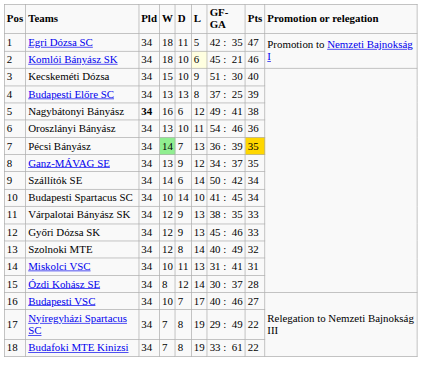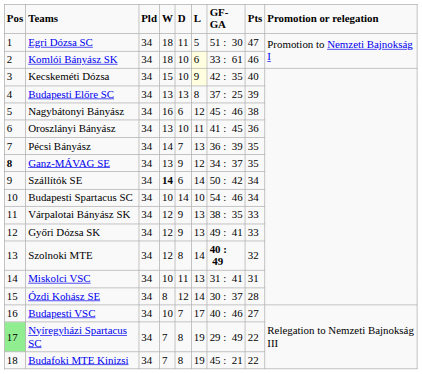(226, 42) 42 : 35 -> (226, 42) 51 : 30
(226, 59) 45 : 21 -> (226, 59) 33 : 61
(196, 77) no background -> (196, 77) lightyellow background
(226, 77) 51 : 30 -> (226, 77) 42 : 35
(147, 111) bold -> (147, 111) normal
(226, 111) 49 : 41 -> (226, 111) 45 : 46
(226, 128) 54 : 46 -> (226, 128) 41 : 45
(167, 146) lightgreen background -> (167, 146) no background
(253, 146) gold background -> (253, 146) no background
(10, 163) normal -> (10, 163) bold
(167, 180) normal -> (167, 180) bold
(226, 197) 41 : 45 -> (226, 197) 54 : 46
(226, 232) 45 : 46 -> (226, 232) 49 : 41
(226, 249) normal -> (218, 255) bold
(12, 324) no background -> (12, 337) lightgreen background
(226, 348) 33 : 61 -> (226, 360) 45 : 21
